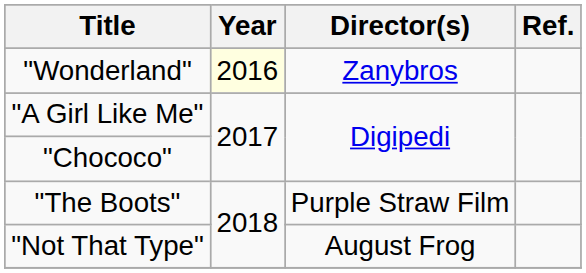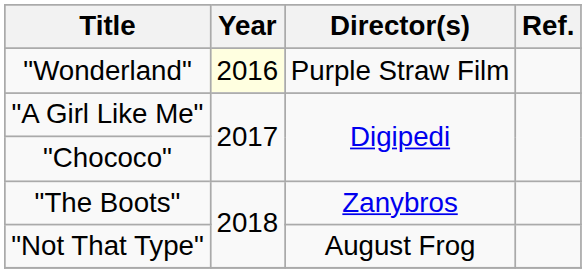(400, 70) Zanybros -> (400, 70) Purple Straw Film
(400, 202) Purple Straw Film -> (400, 202) Zanybros
